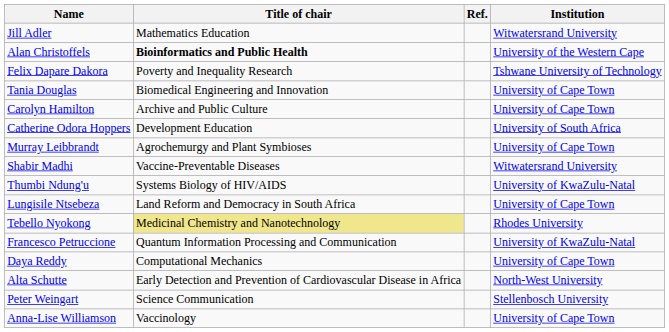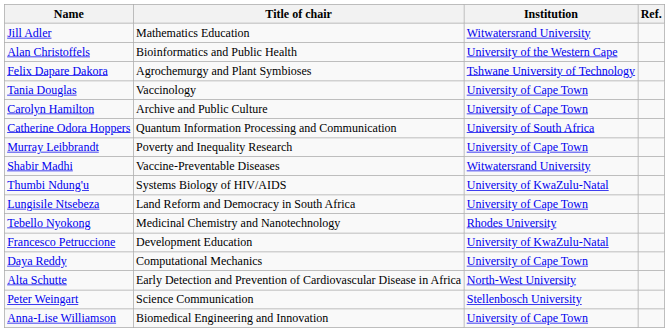columns swapped: (577, 14) <-> (477, 14)
(222, 52) bold -> (216, 52) normal
(214, 71) Poverty and Inequality Research -> (224, 71) Agrochemurgy and Plant Symbioses
(232, 90) Biomedical Engineering and Innovation -> (166, 90) Vaccinology
(194, 128) Development Education -> (269, 128) Quantum Information Processing and Communication
(224, 147) Agrochemurgy and Plant Symbioses -> (214, 147) Poverty and Inequality Research
(238, 223) khaki background -> (238, 223) no background
(269, 242) Quantum Information Processing and Communication -> (194, 242) Development Education
(166, 318) Vaccinology -> (232, 318) Biomedical Engineering and Innovation
